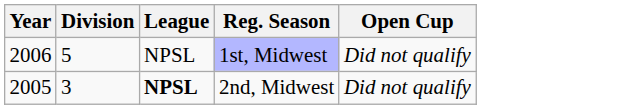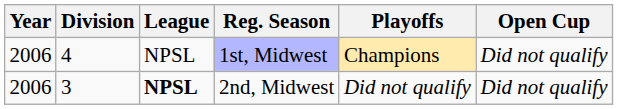+ column: (407, 21)
(66, 54) 5 -> (66, 54) 4
(30, 87) 2005 -> (30, 87) 2006
